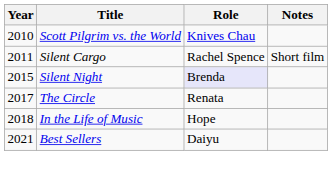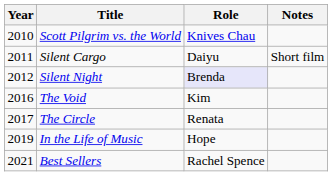(226, 56) Rachel Spence -> (203, 56) Daiyu
(21, 77) 2015 -> (21, 77) 2012
+ row: (63, 98)
(21, 118) 2018 -> (21, 139) 2019
(203, 139) Daiyu -> (226, 160) Rachel Spence
